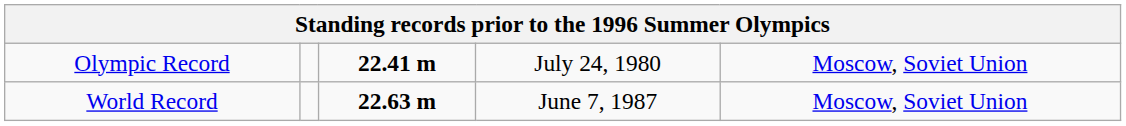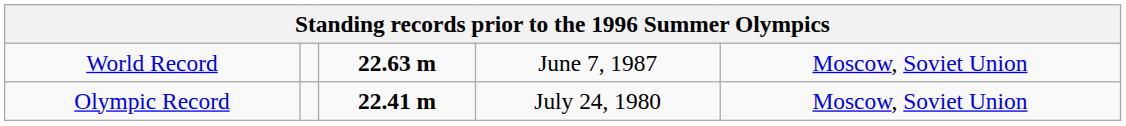rows swapped: (152, 100) <-> (152, 62)
